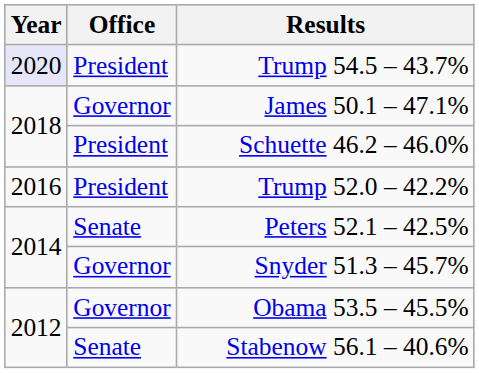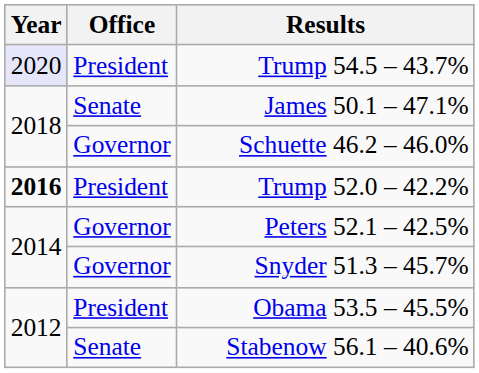(122, 105) Governor -> (107, 105) Senate
(121, 145) President -> (122, 145) Governor
(36, 186) normal -> (36, 186) bold
(107, 226) Senate -> (122, 226) Governor
(122, 307) Governor -> (121, 307) President
